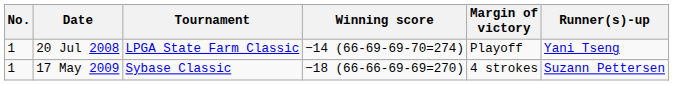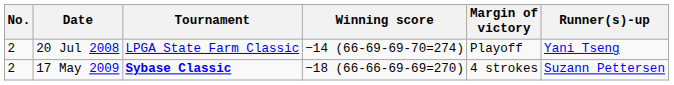(11, 50) 1 -> (11, 50) 2
(11, 70) 1 -> (11, 70) 2
(178, 70) normal -> (178, 70) bold
